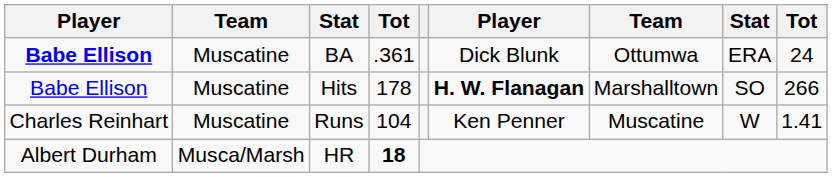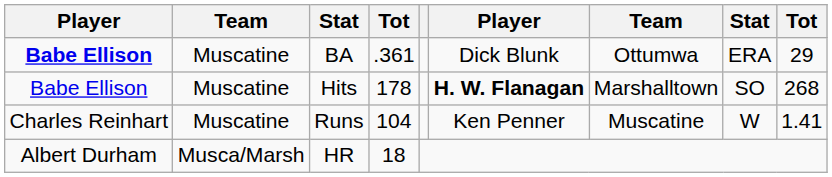(802, 54) 24 -> (802, 54) 29
(802, 88) 266 -> (802, 88) 268
(394, 155) bold -> (394, 155) normal
